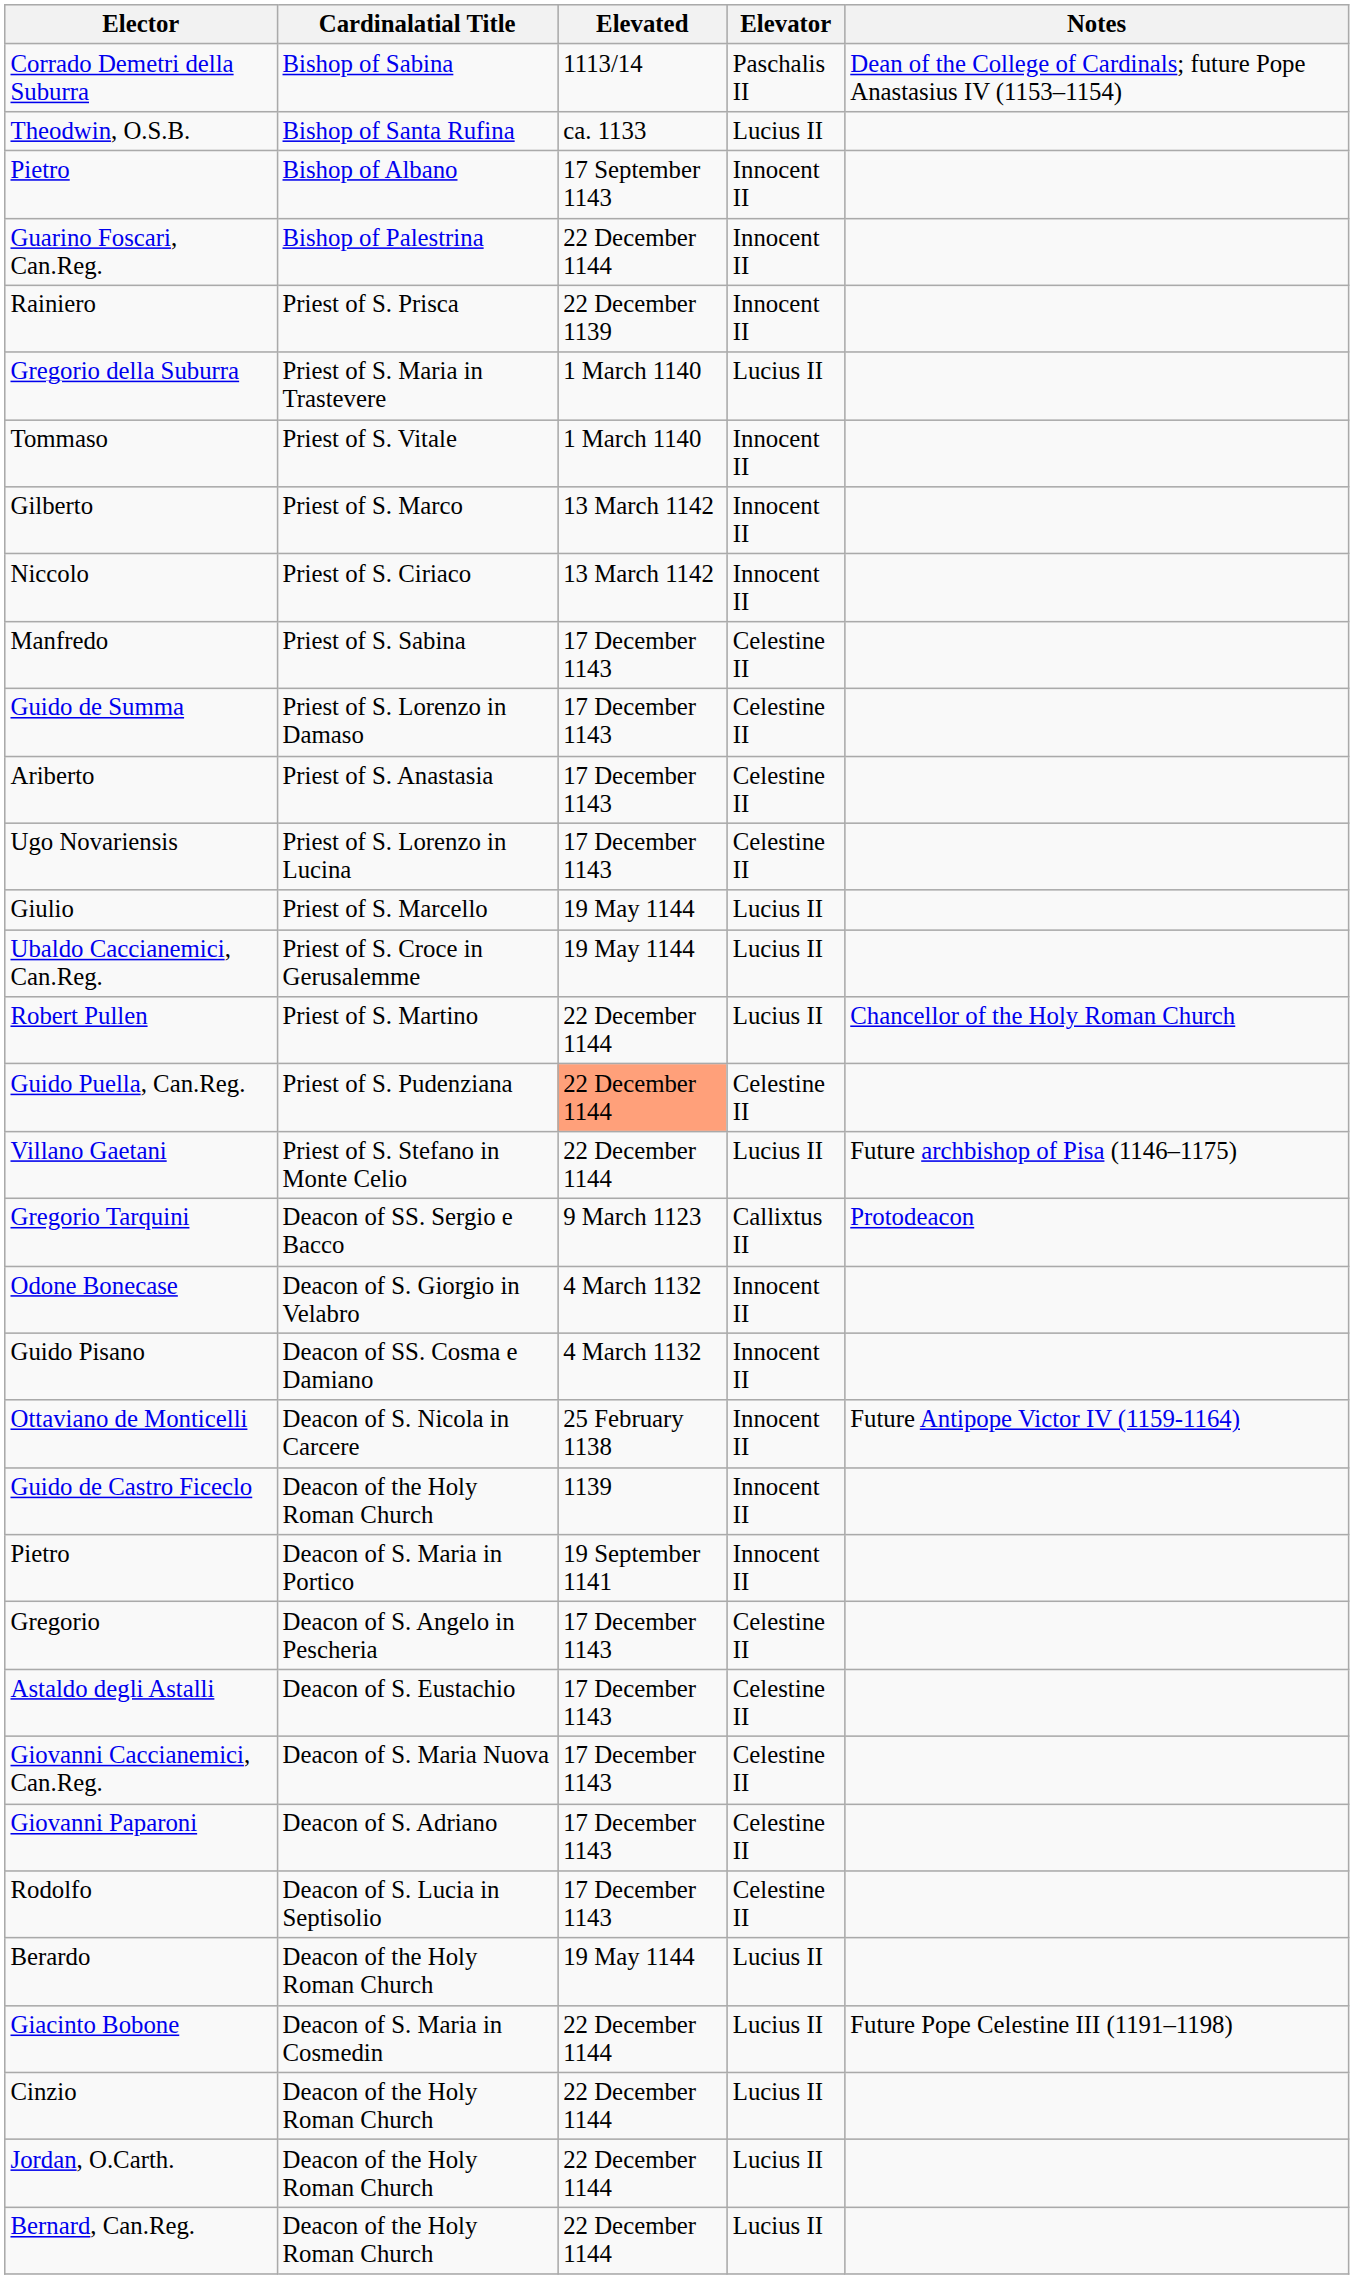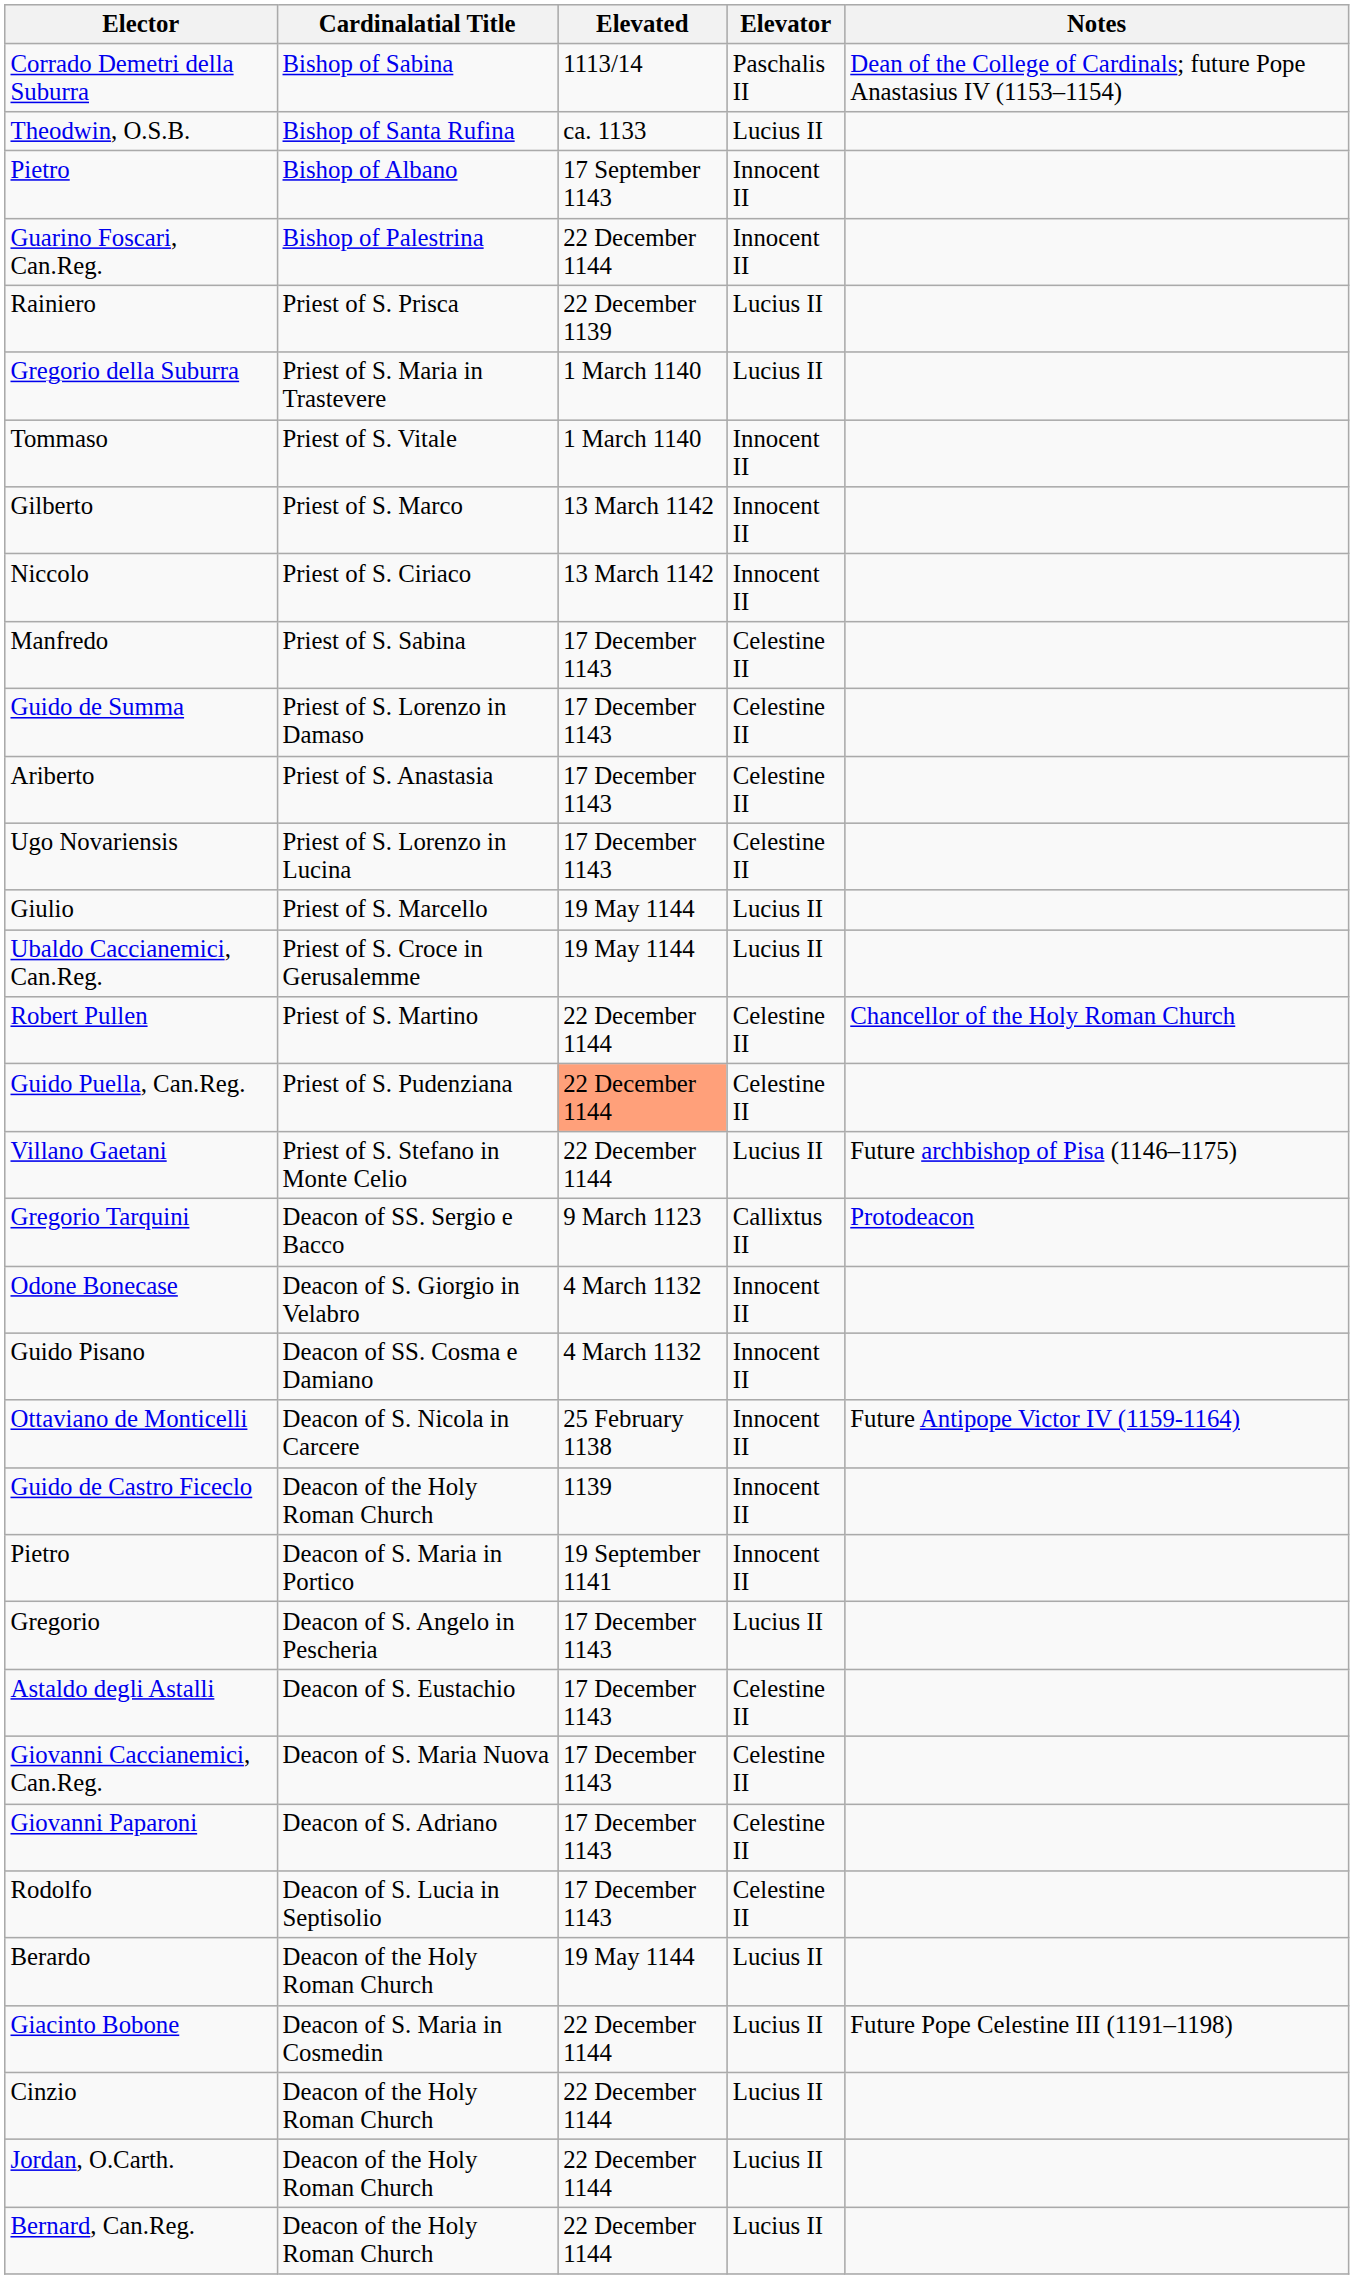(776, 318) Innocent II -> (778, 304) Lucius II
(778, 1016) Lucius II -> (779, 1030) Celestine II
(779, 1635) Celestine II -> (778, 1621) Lucius II
